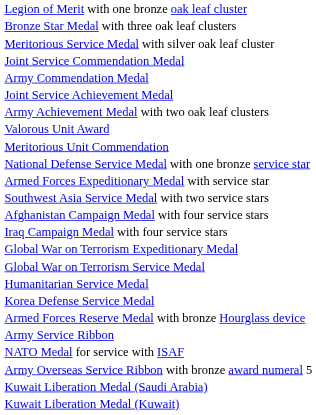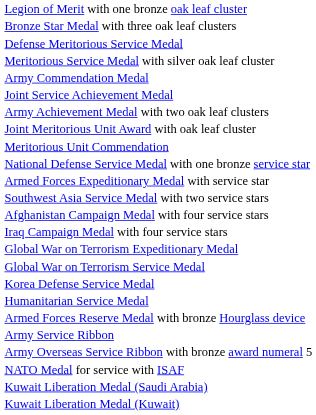+ row: (94, 43)
- row: (94, 60)
+ row: (130, 129)
- row: (57, 129)
rows swapped: (79, 301) <-> (77, 284)
rows swapped: (158, 369) <-> (94, 352)
